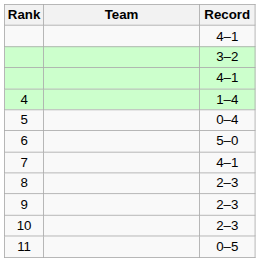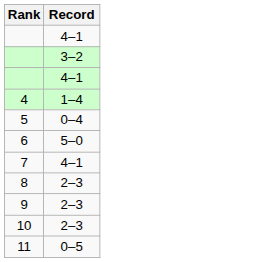- column: (121, 15)
